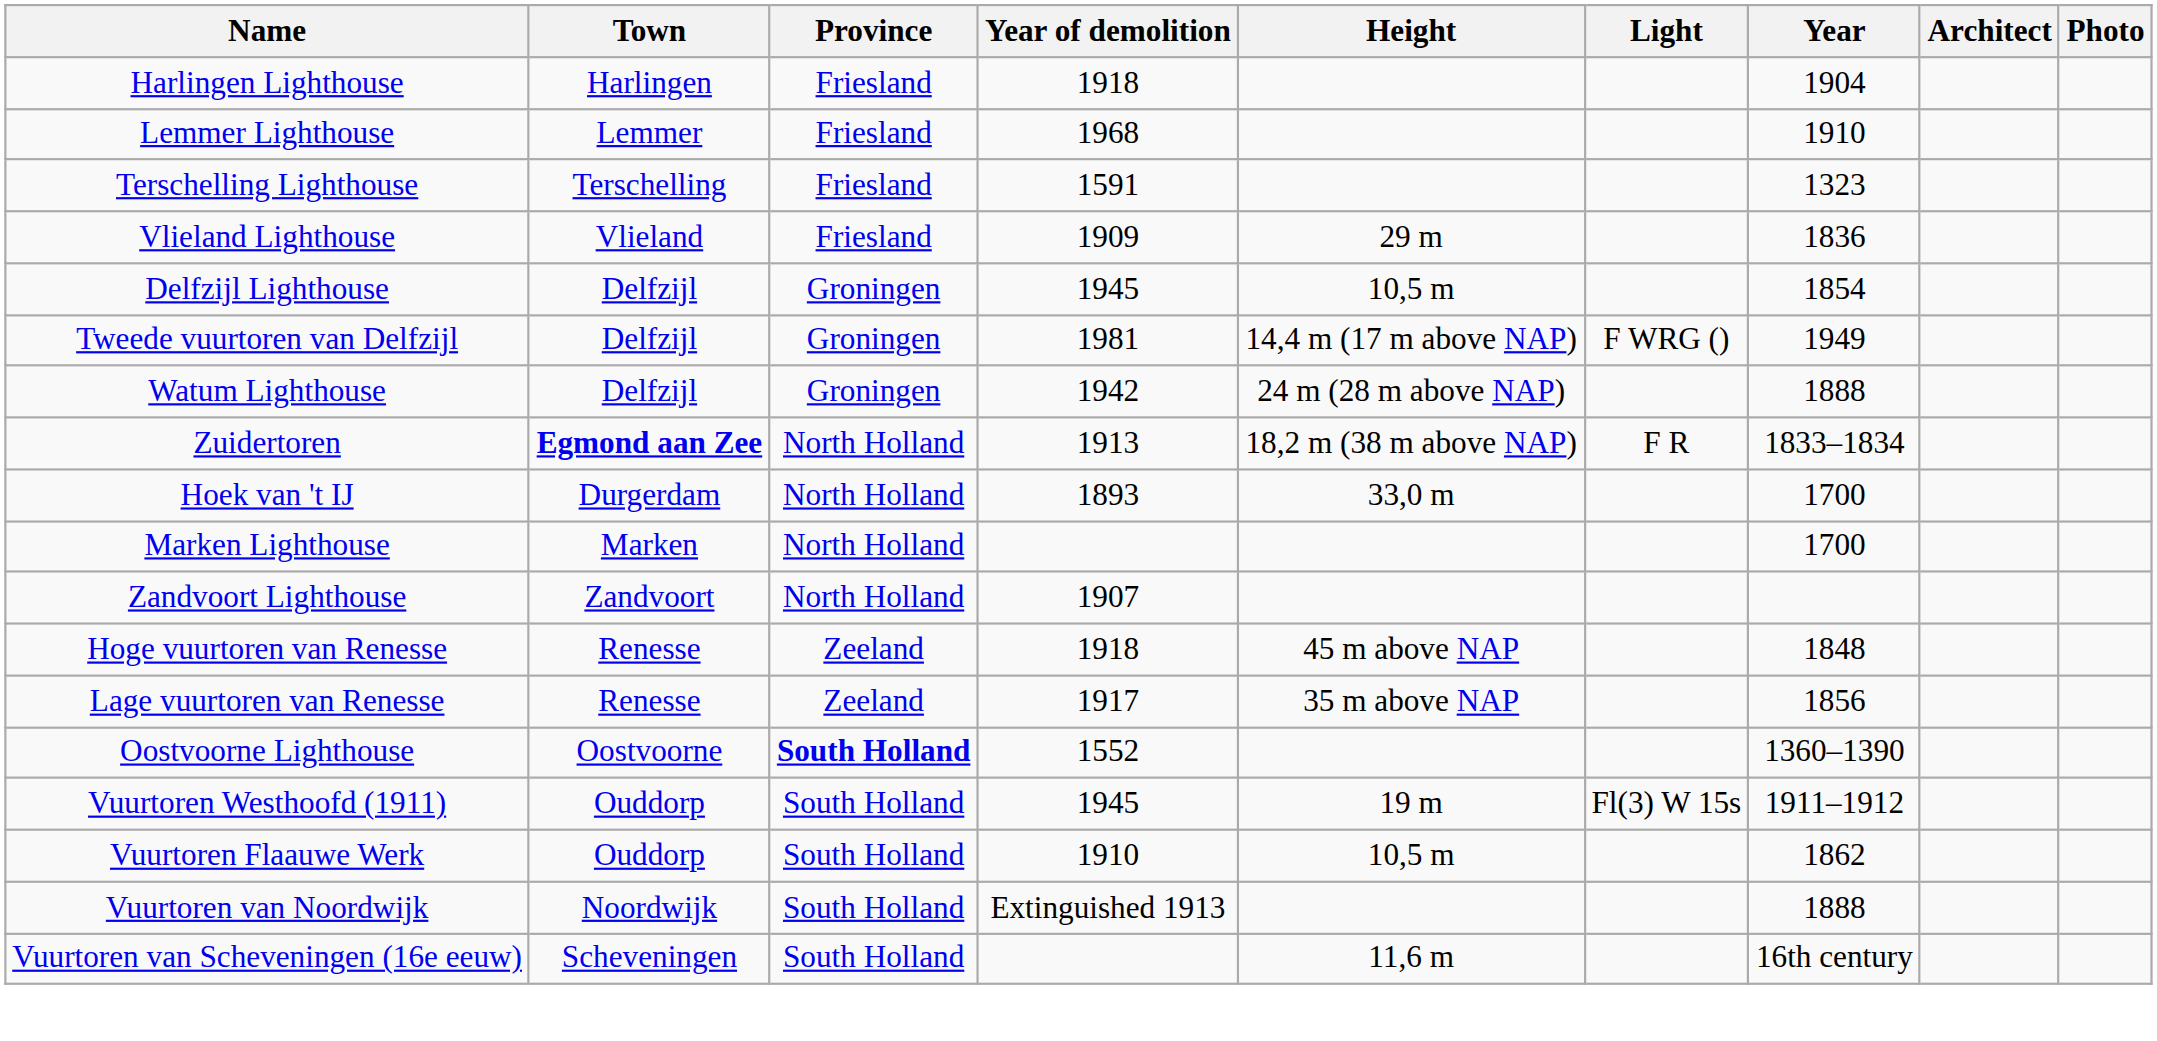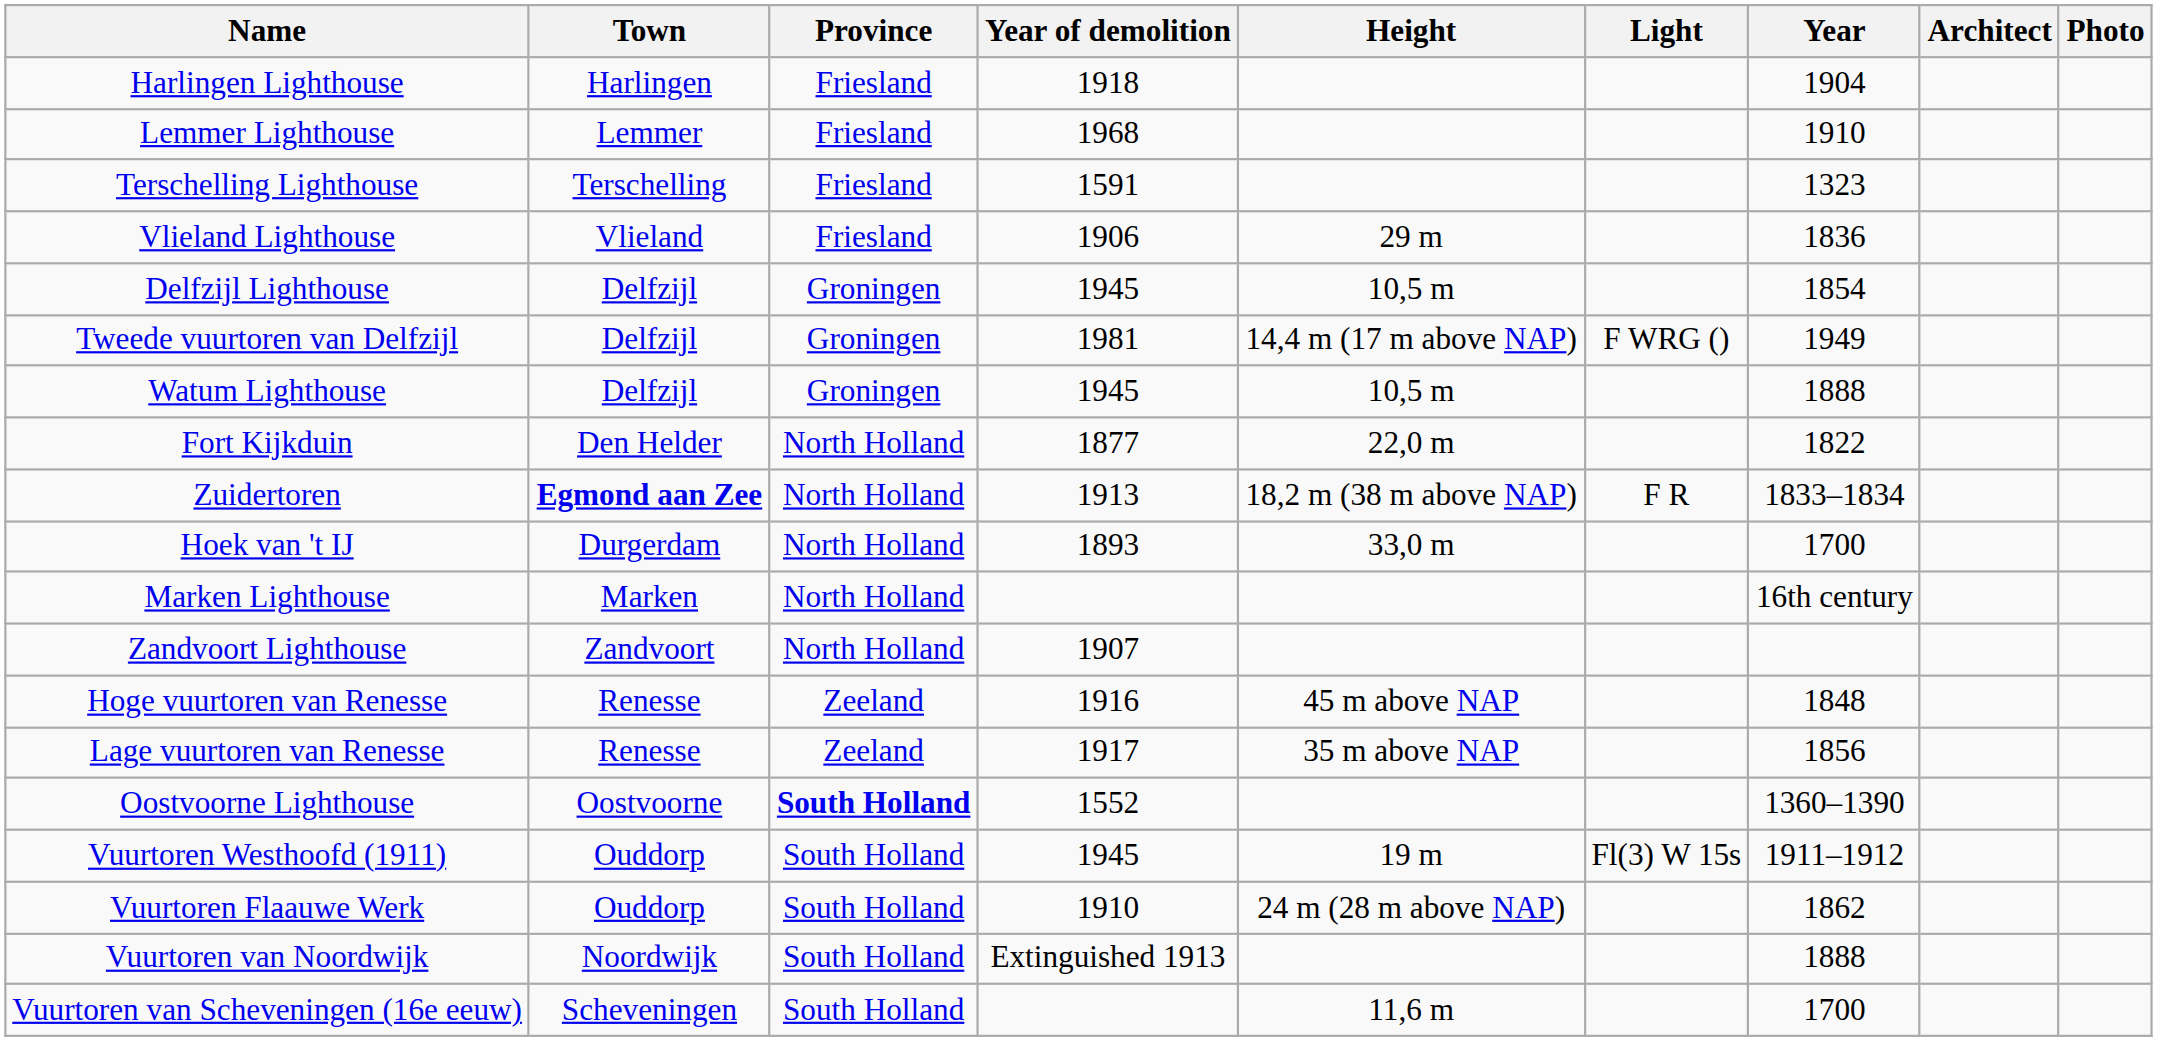(1108, 236) 1909 -> (1108, 236) 1906
(1108, 391) 1942 -> (1108, 391) 1945
(1411, 391) 24 m (28 m above NAP) -> (1411, 391) 10,5 m
+ row: (267, 442)
(1834, 545) 1700 -> (1834, 597) 16th century
(1108, 648) 1918 -> (1108, 700) 1916
(1411, 854) 10,5 m -> (1411, 906) 24 m (28 m above NAP)
(1834, 957) 16th century -> (1834, 1009) 1700
